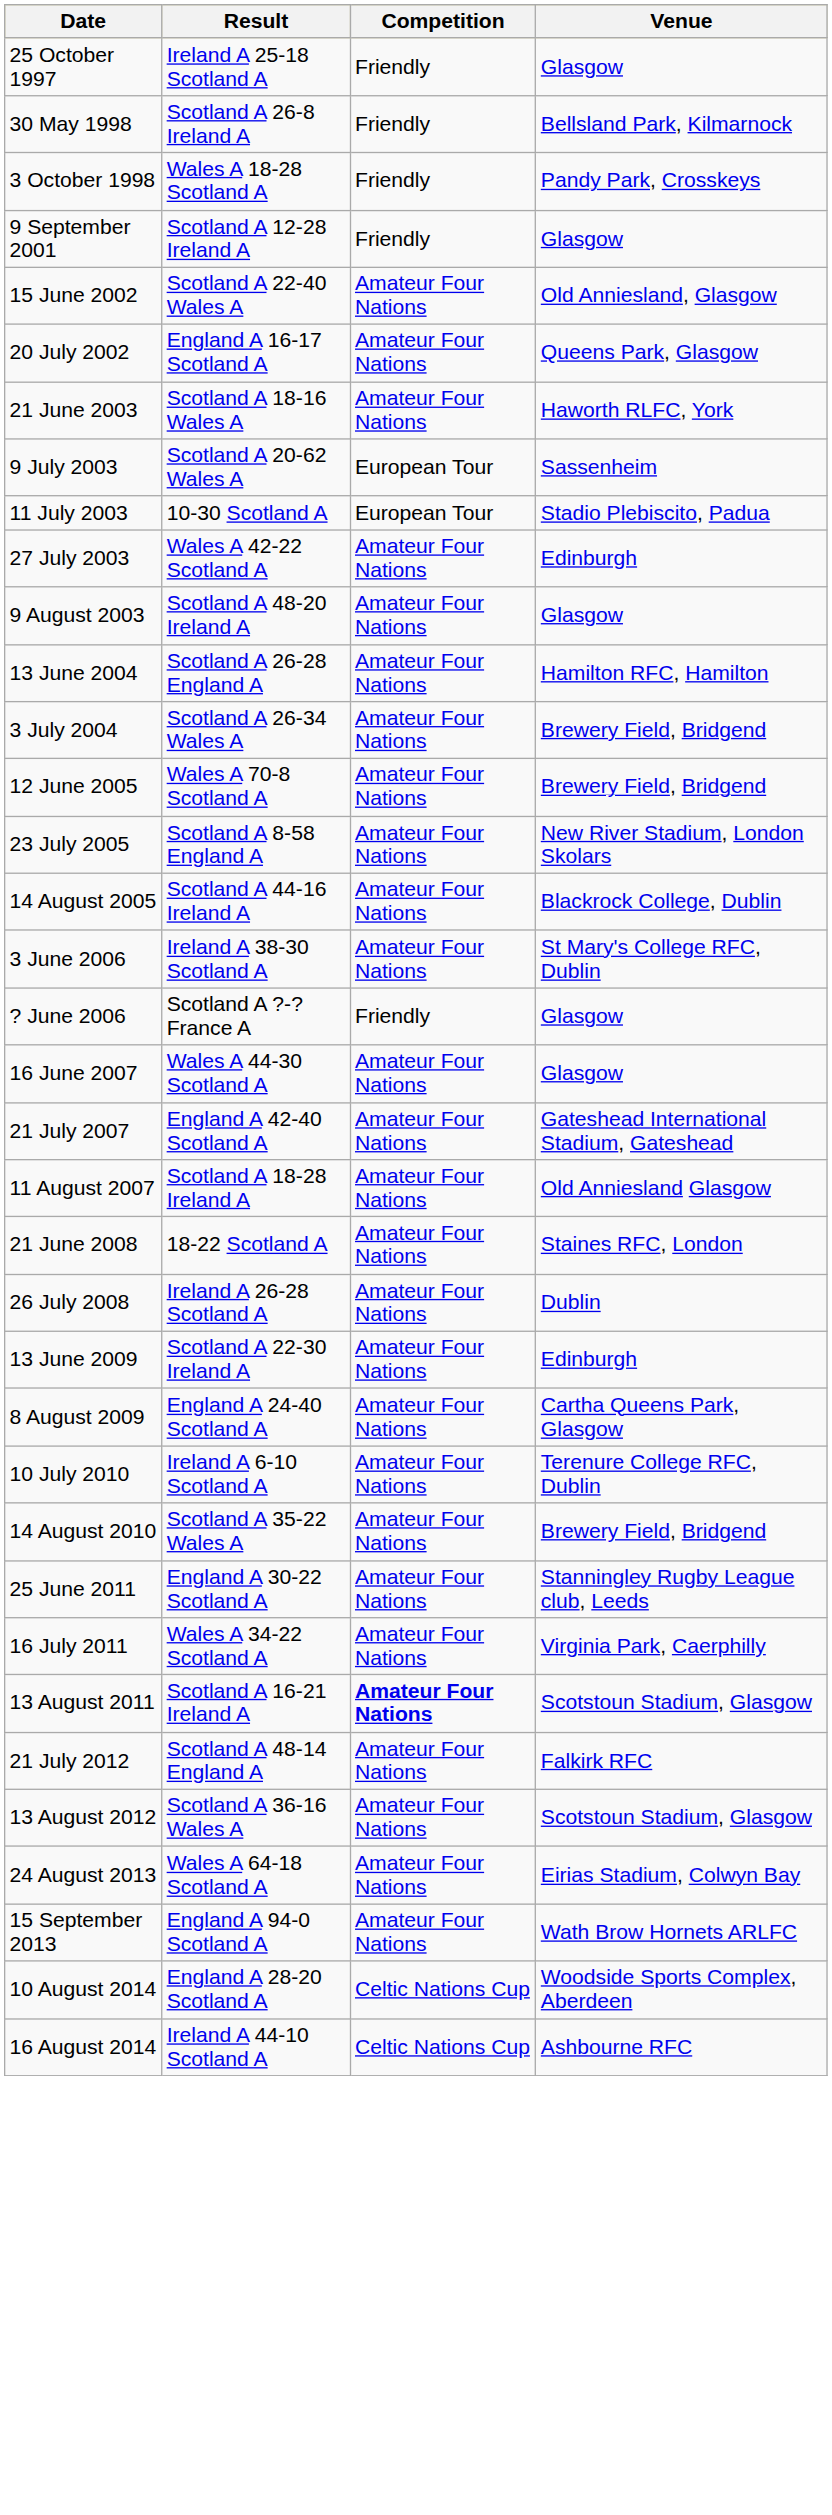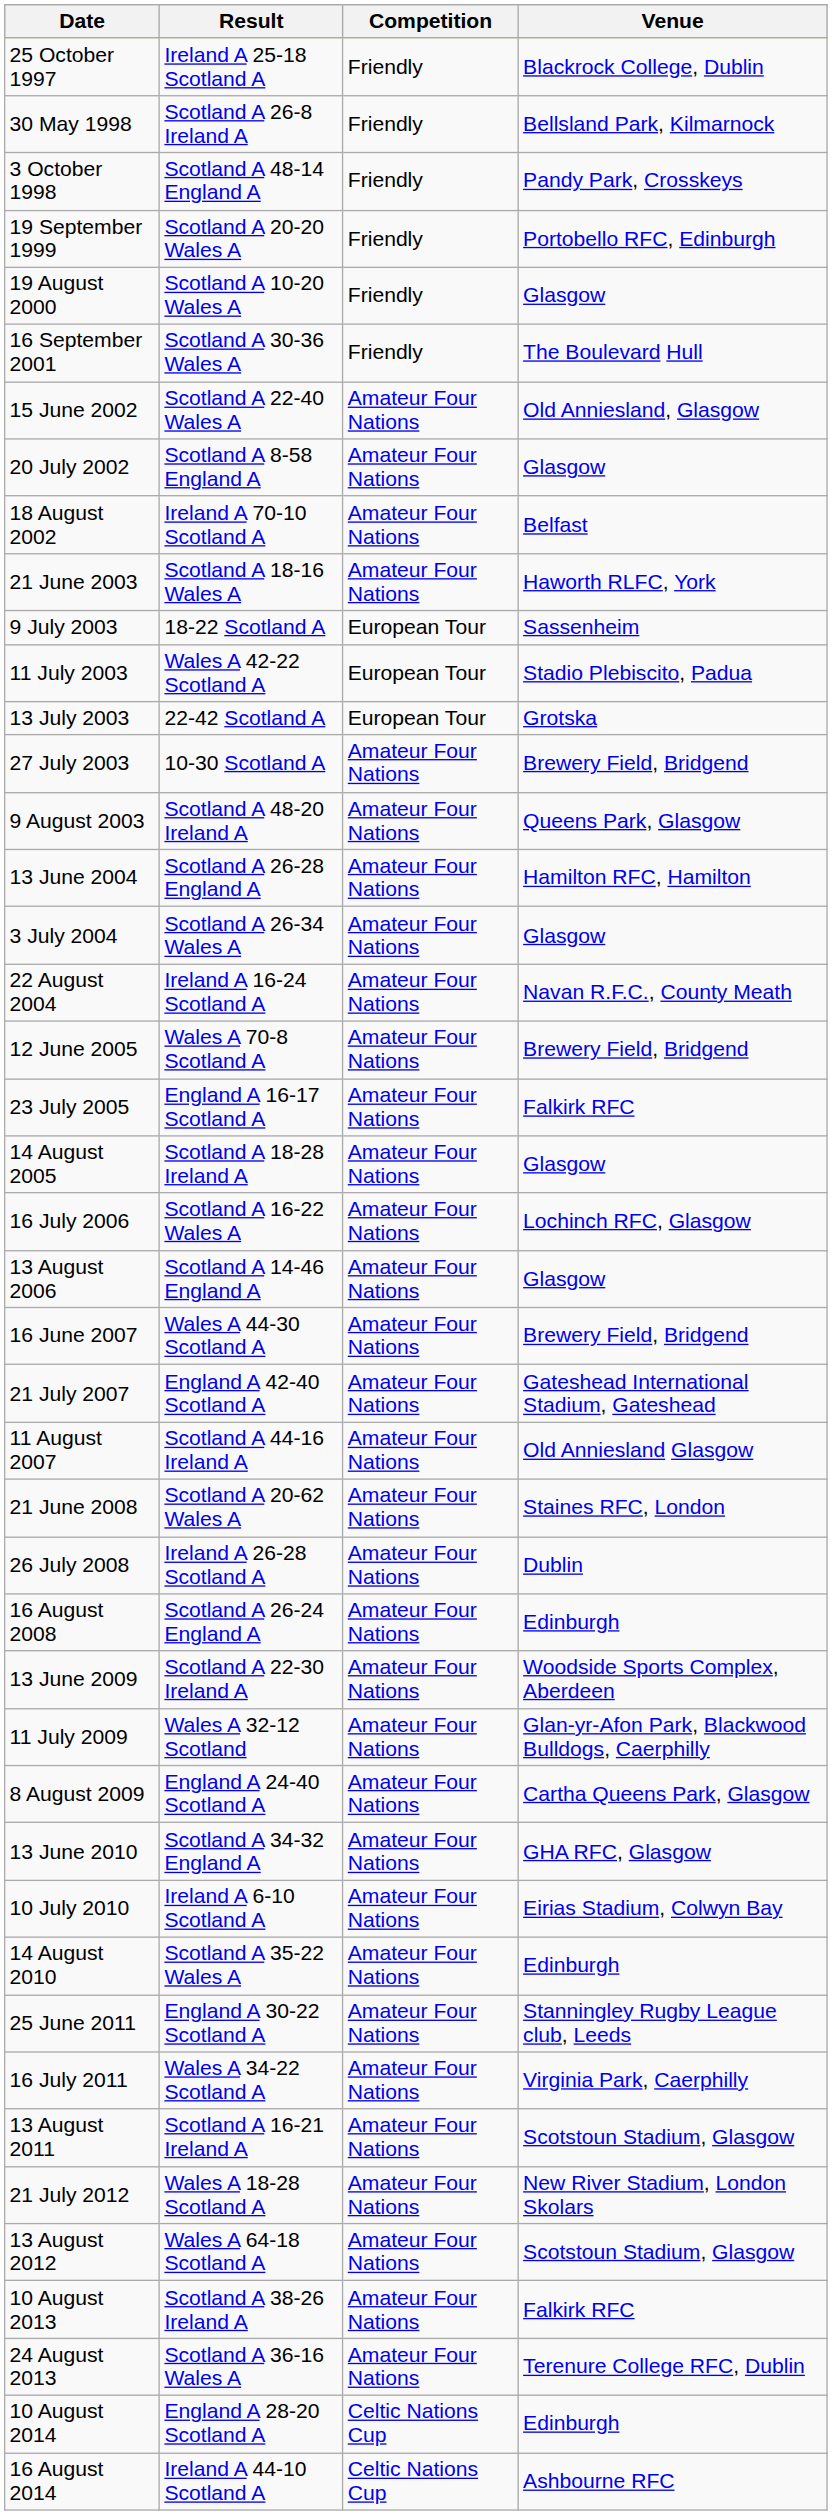(582, 66) Glasgow -> (643, 66) Blackrock College, Dublin
(234, 181) Wales A 18-28 Scotland A -> (244, 181) Scotland A 48-14 England A
+ row: (76, 238)
+ row: (57, 295)
- row: (70, 238)
+ row: (76, 352)
(244, 352) England A 16-17 Scotland A -> (238, 467) Scotland A 8-58 England A
(649, 352) Queens Park, Glasgow -> (564, 467) Glasgow
+ row: (57, 524)
(247, 467) Scotland A 20-62 Wales A -> (245, 627) 18-22 Scotland A
(247, 512) 10-30 Scotland A -> (232, 672) Wales A 42-22 Scotland A
+ row: (69, 718)
(234, 558) Wales A 42-22 Scotland A -> (245, 763) 10-30 Scotland A
(589, 558) Edinburgh -> (636, 763) Brewery Field, Bridgend
(582, 615) Glasgow -> (632, 820) Queens Park, Glasgow
(654, 729) Brewery Field, Bridgend -> (564, 935) Glasgow
+ row: (57, 992)
(241, 844) Scotland A 8-58 England A -> (242, 1106) England A 16-17 Scotland A
(672, 844) New River Stadium, London Skolars -> (579, 1106) Falkirk RFC
(247, 901) Scotland A 44-16 Ireland A -> (244, 1164) Scotland A 18-28 Ireland A
(661, 901) Blackrock College, Dublin -> (564, 1164) Glasgow
- row: (68, 958)
- row: (68, 1016)
+ row: (69, 1221)
+ row: (57, 1278)
(582, 1073) Glasgow -> (636, 1335) Brewery Field, Bridgend
(247, 1187) Scotland A 18-28 Ireland A -> (244, 1450) Scotland A 44-16 Ireland A
(247, 1245) 18-22 Scotland A -> (244, 1507) Scotland A 20-62 Wales A
+ row: (57, 1622)
(589, 1359) Edinburgh -> (651, 1679) Woodside Sports Complex, Aberdeen
+ row: (69, 1736)
+ row: (74, 1851)
(649, 1474) Terenure College RFC, Dublin -> (653, 1908) Eirias Stadium, Colwyn Bay
(654, 1531) Brewery Field, Bridgend -> (571, 1965) Edinburgh
(424, 1703) bold -> (412, 2137) normal
(247, 1760) Scotland A 48-14 England A -> (232, 2194) Wales A 18-28 Scotland A
(597, 1760) Falkirk RFC -> (655, 2194) New River Stadium, London Skolars
(247, 1817) Scotland A 36-16 Wales A -> (232, 2252) Wales A 64-18 Scotland A
+ row: (57, 2309)
(234, 1875) Wales A 64-18 Scotland A -> (244, 2366) Scotland A 36-16 Wales A
(671, 1875) Eirias Stadium, Colwyn Bay -> (664, 2366) Terenure College RFC, Dublin
- row: (76, 1932)
(669, 1989) Woodside Sports Complex, Aberdeen -> (571, 2423) Edinburgh
